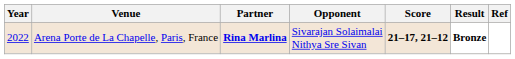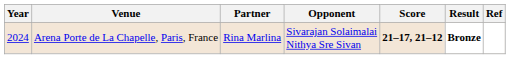(18, 38) 2022 -> (18, 38) 2024
(255, 38) bold -> (252, 38) normal
